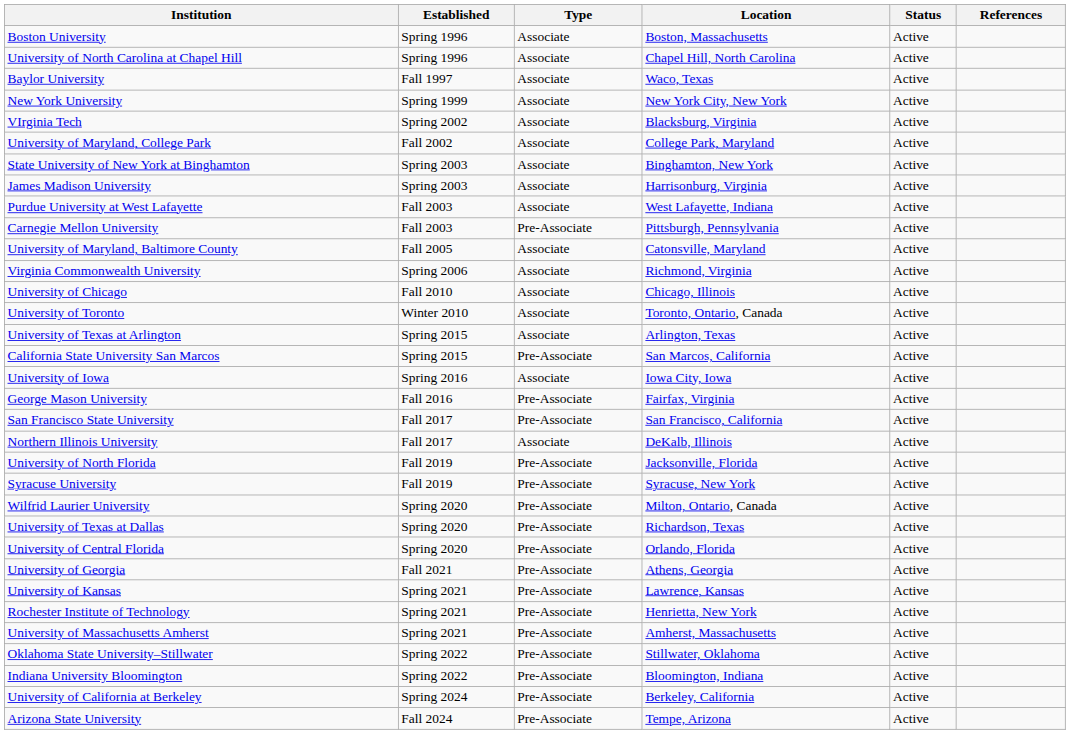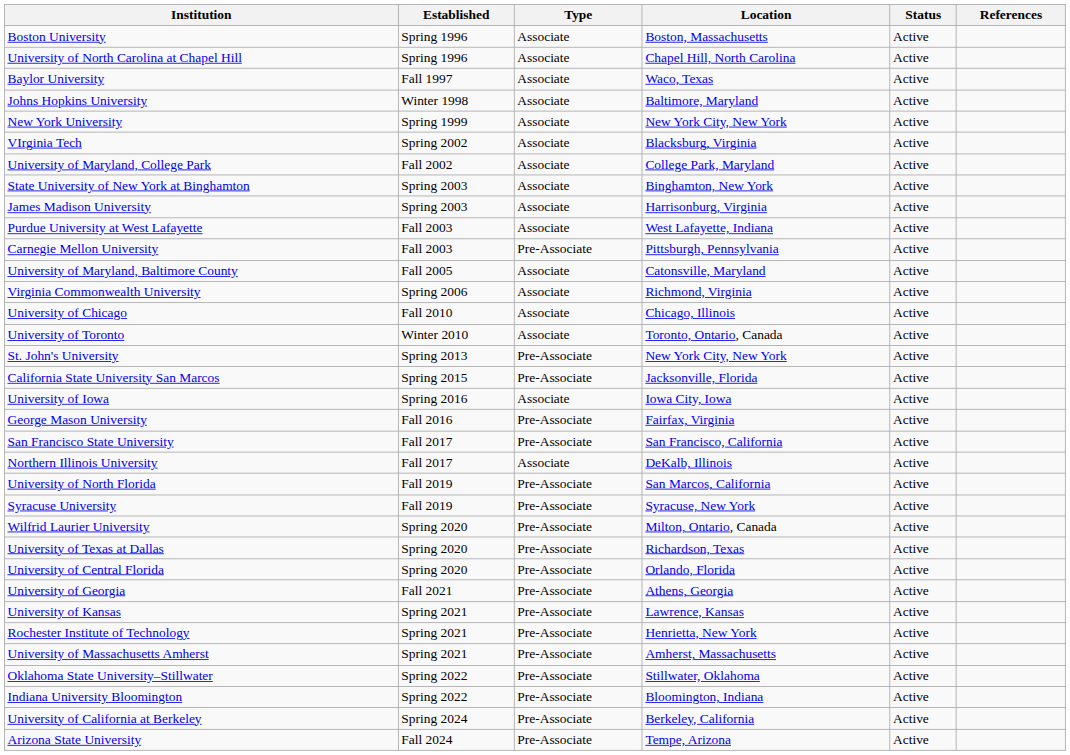+ row: (77, 100)
+ row: (63, 356)
- row: (94, 334)
(708, 356) San Marcos, California -> (701, 377) Jacksonville, Florida
(701, 462) Jacksonville, Florida -> (708, 484) San Marcos, California
